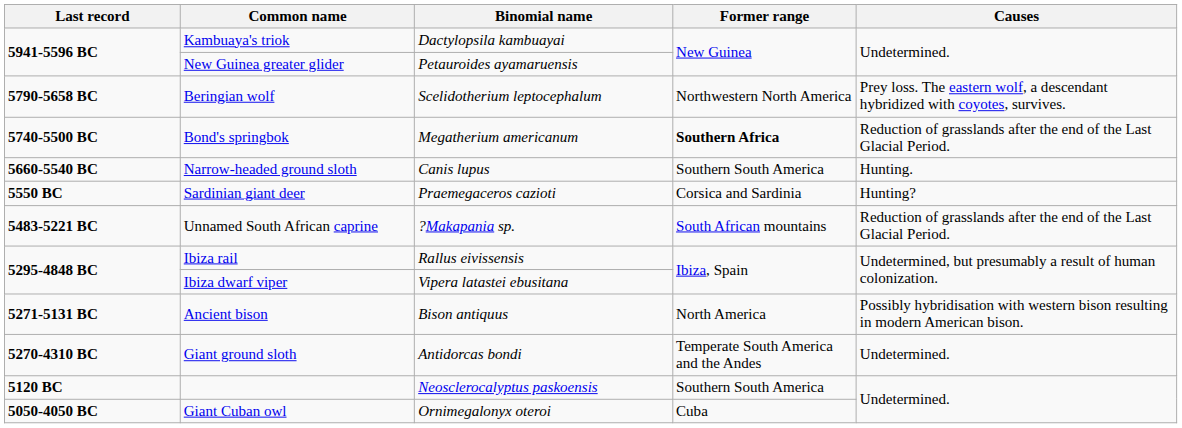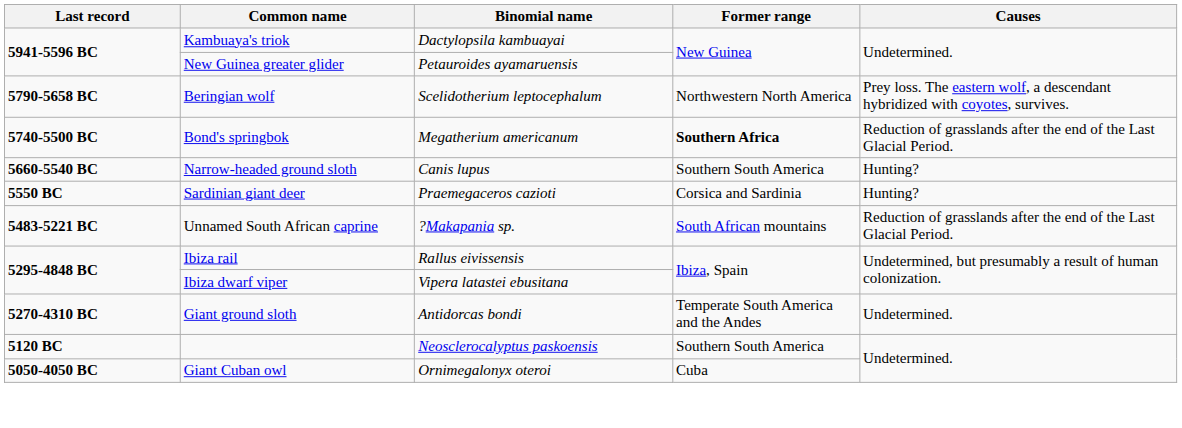(886, 169) Hunting. -> (891, 169) Hunting?
- row: (226, 314)
